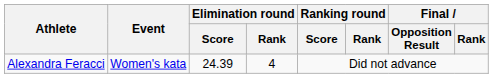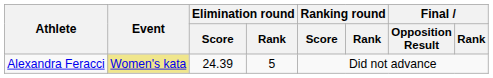(148, 64) no background -> (148, 64) khaki background
(272, 64) 4 -> (272, 64) 5
